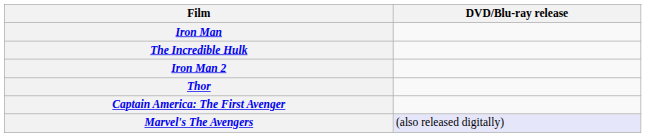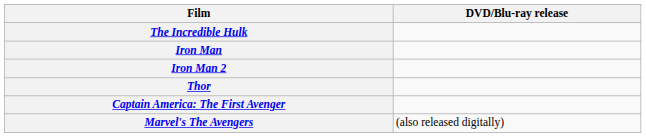rows swapped: (199, 31) <-> (199, 50)
(450, 123) lavender background -> (450, 123) no background
